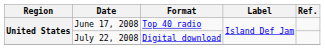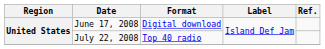(172, 24) Top 40 radio -> (182, 24) Digital download
(182, 38) Digital download -> (172, 38) Top 40 radio
